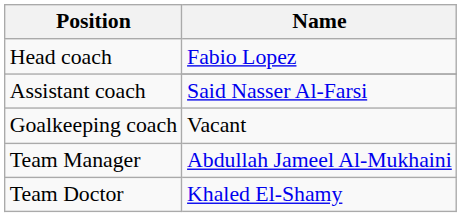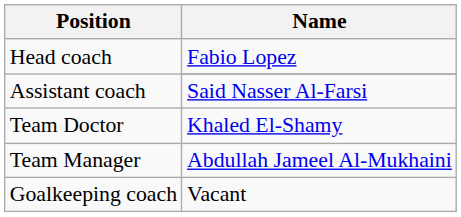rows swapped: (217, 125) <-> (265, 194)
